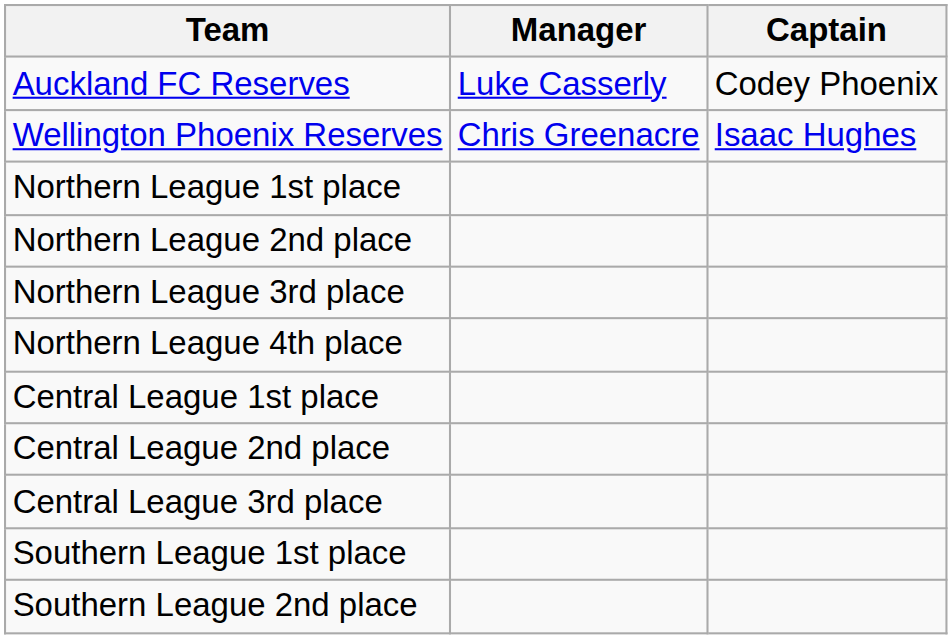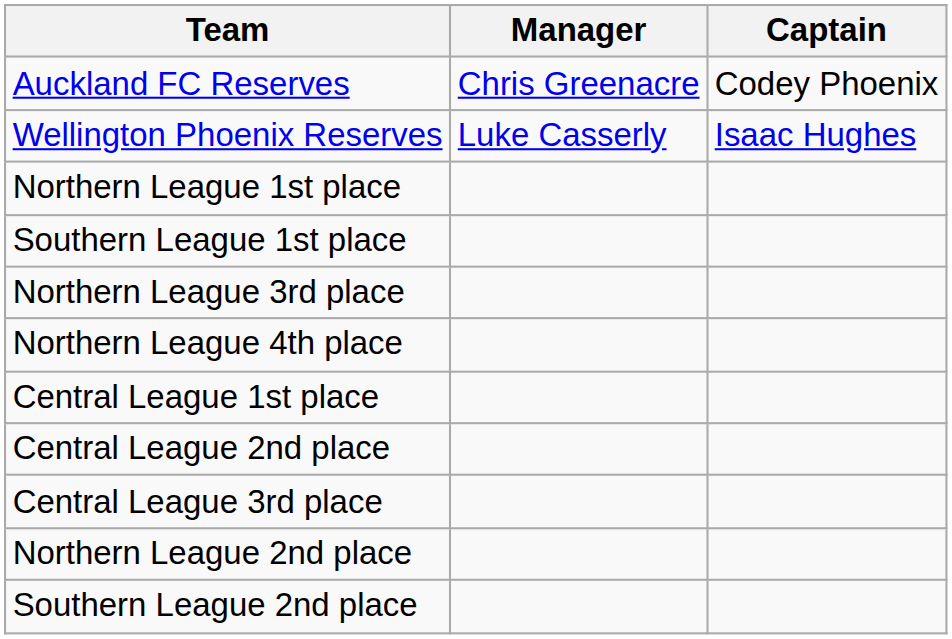(562, 82) Luke Casserly -> (579, 82) Chris Greenacre
(579, 135) Chris Greenacre -> (562, 135) Luke Casserly
rows swapped: (212, 239) <-> (210, 553)
